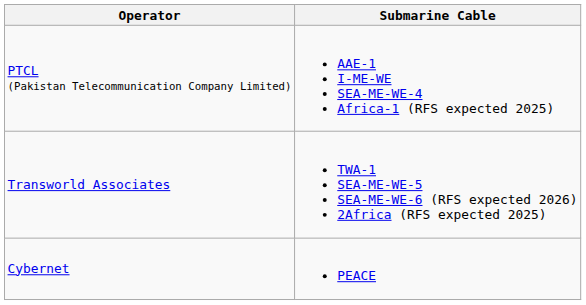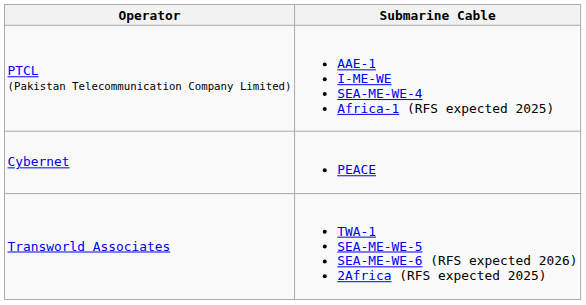rows swapped: (89, 185) <-> (39, 268)
